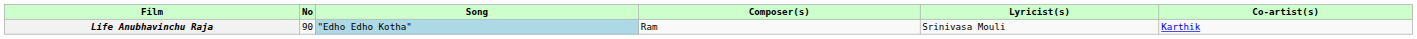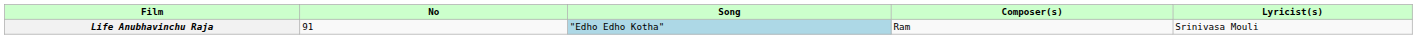- column: (1286, 12)
(307, 27) 90 -> (308, 27) 91
